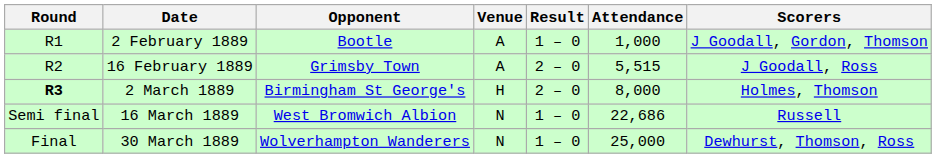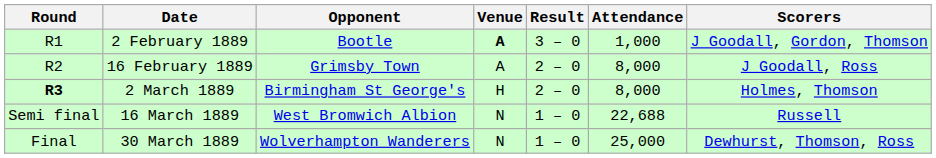(500, 42) normal -> (500, 42) bold
(557, 42) 1 – 0 -> (557, 42) 3 – 0
(638, 67) 5,515 -> (638, 67) 8,000
(638, 116) 22,686 -> (638, 116) 22,688
